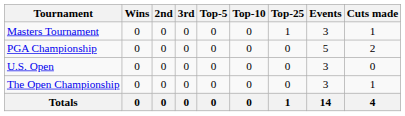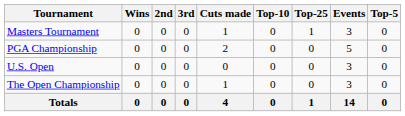columns swapped: (214, 13) <-> (372, 13)
